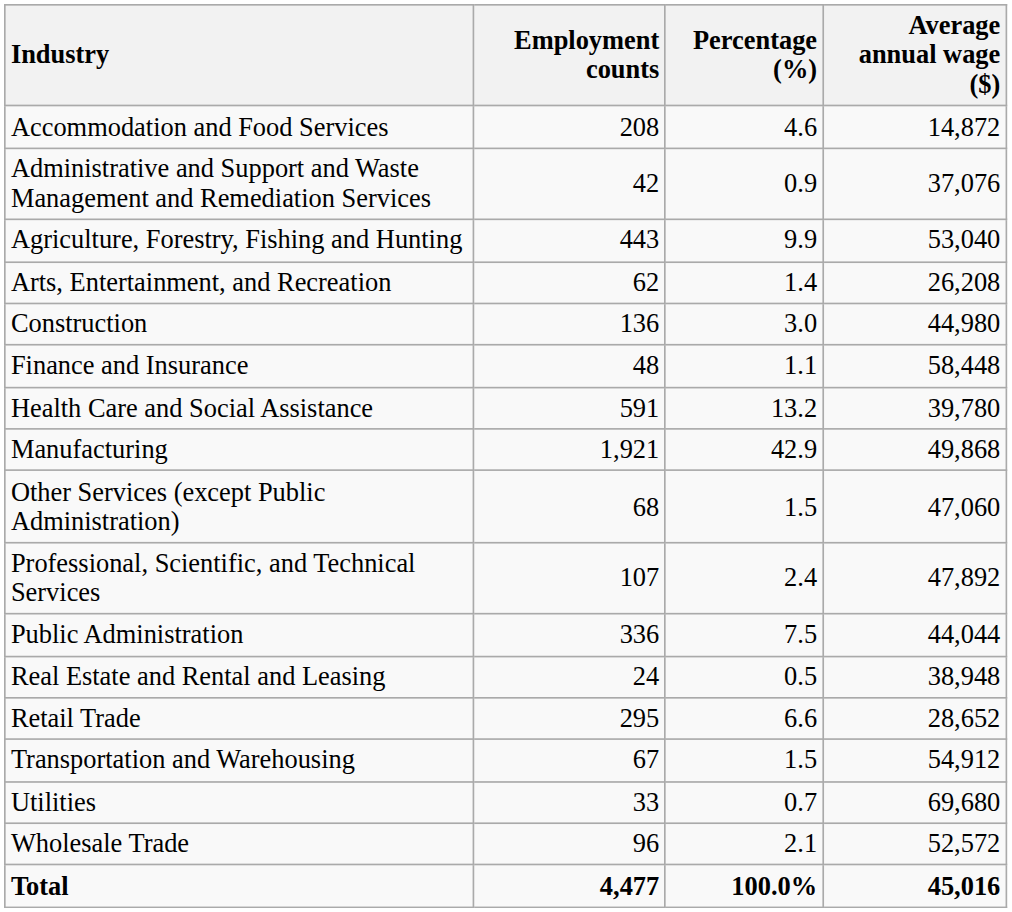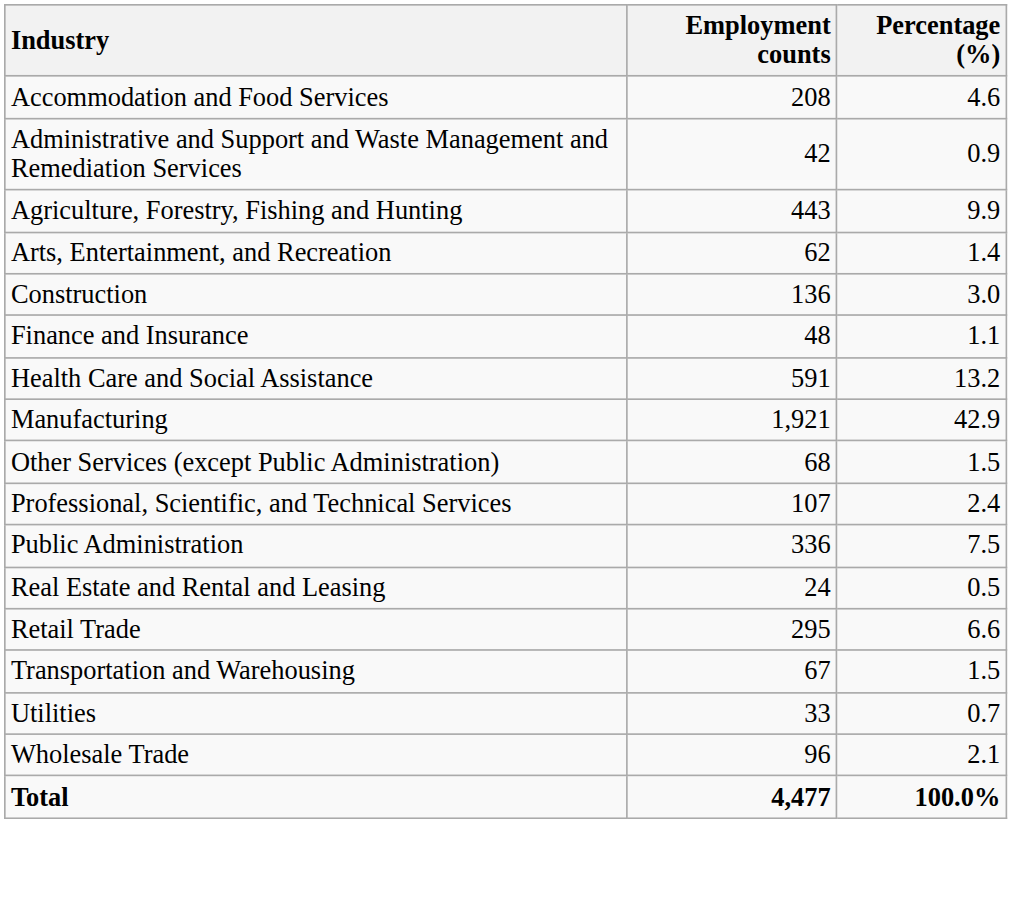- column: (930, 55)
